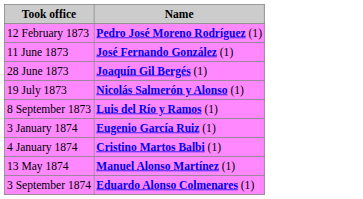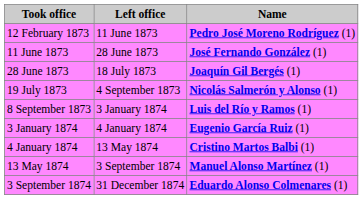+ column: (140, 13)
